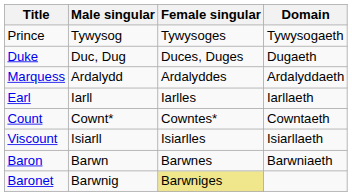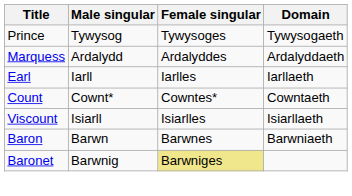- row: (23, 56)
